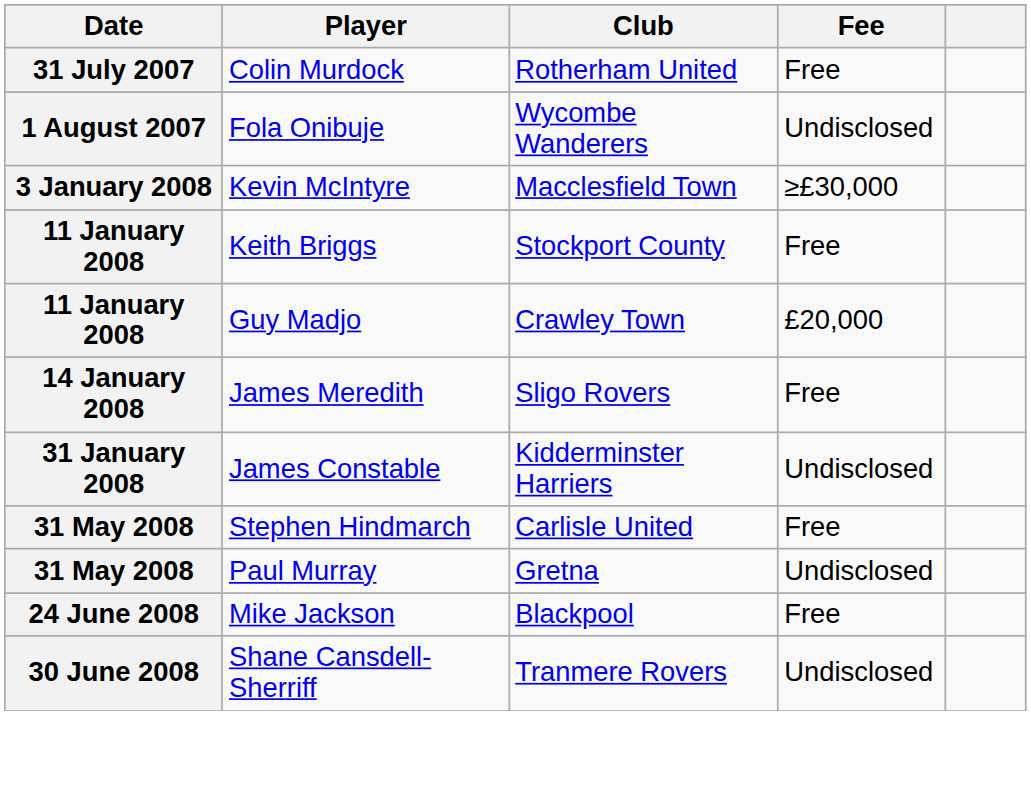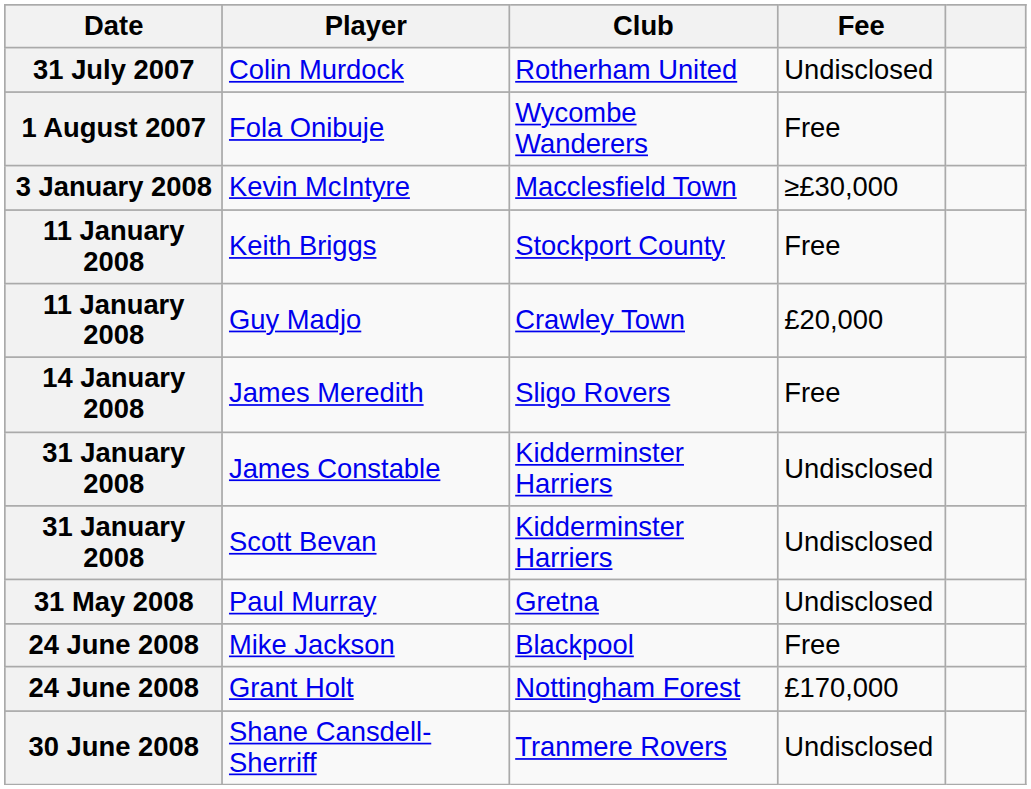(812, 69) Free -> (859, 69) Undisclosed
(859, 128) Undisclosed -> (812, 128) Free
+ row: (303, 542)
- row: (350, 527)
+ row: (291, 688)
